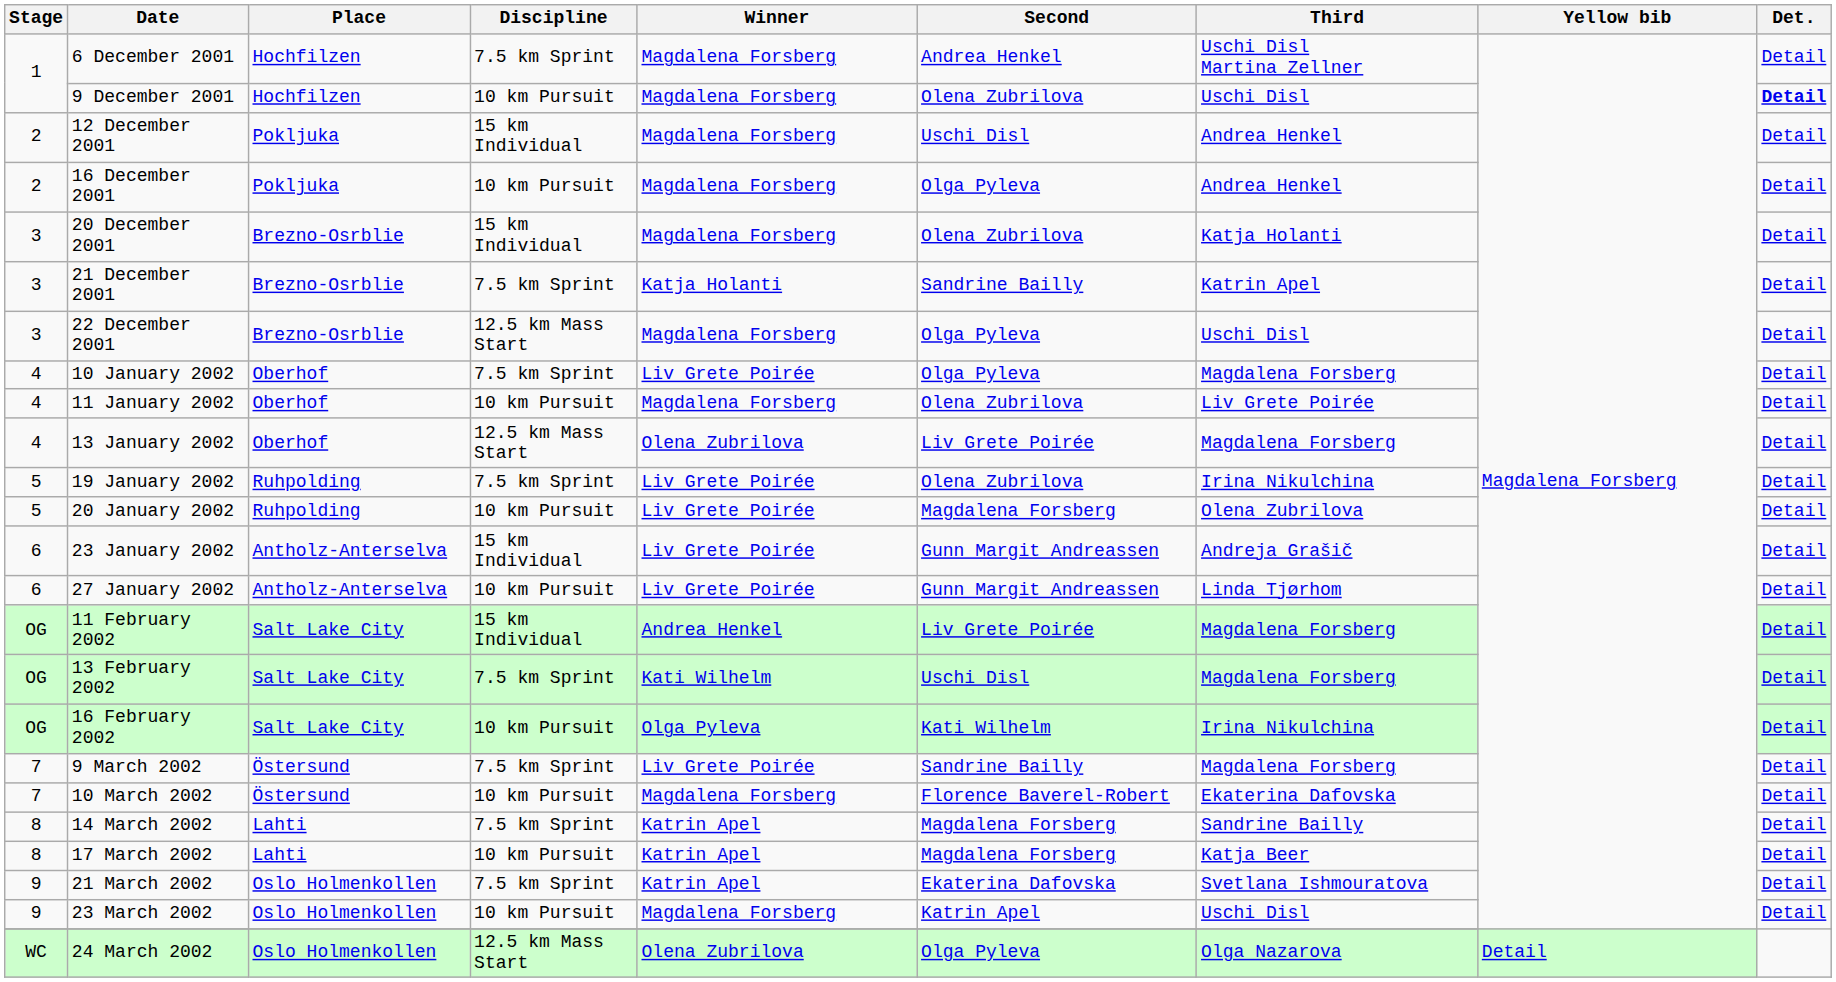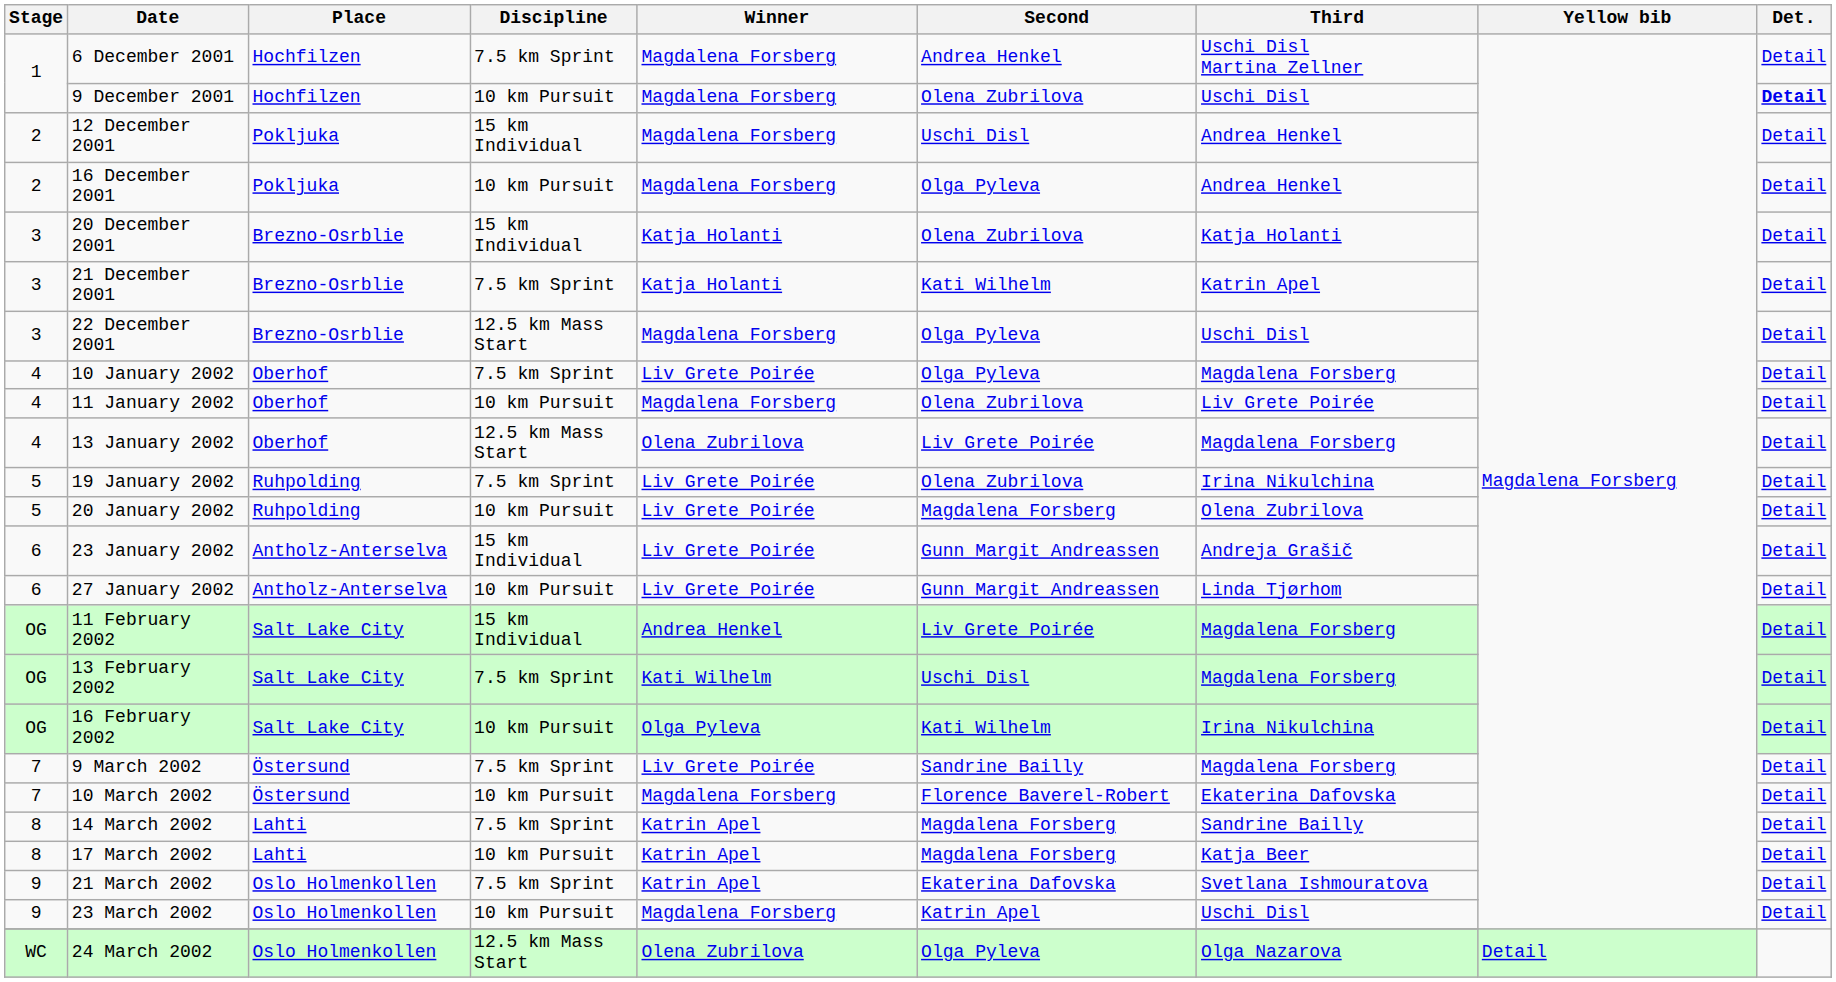(739, 237) Magdalena Forsberg -> (712, 237) Katja Holanti
(1002, 286) Sandrine Bailly -> (986, 286) Kati Wilhelm
